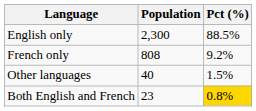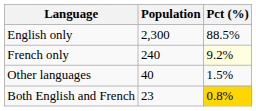(150, 55) 808 -> (150, 55) 240
(220, 55) no background -> (220, 55) lightyellow background
